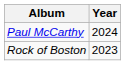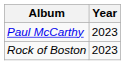(105, 32) 2024 -> (105, 32) 2023
